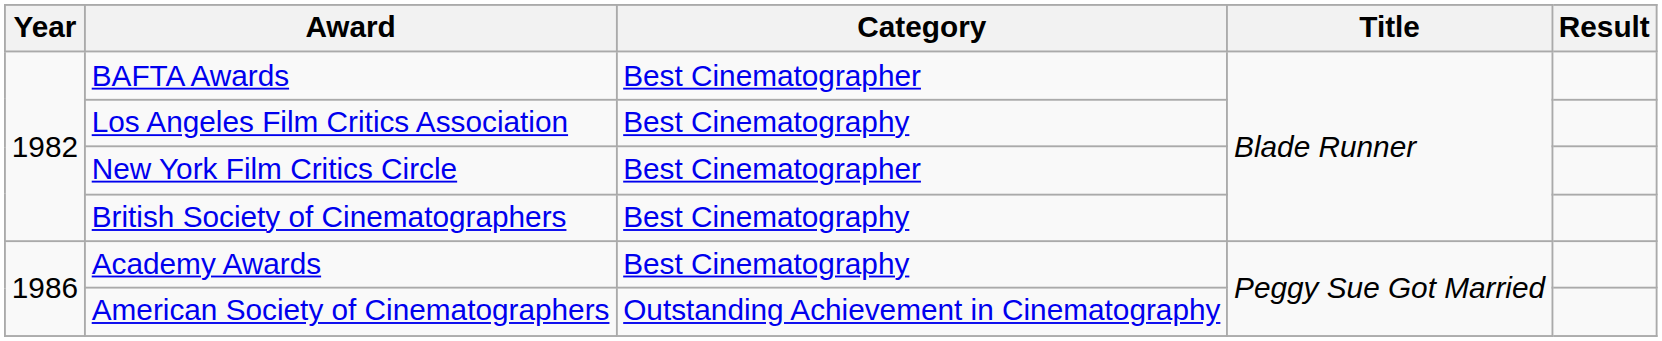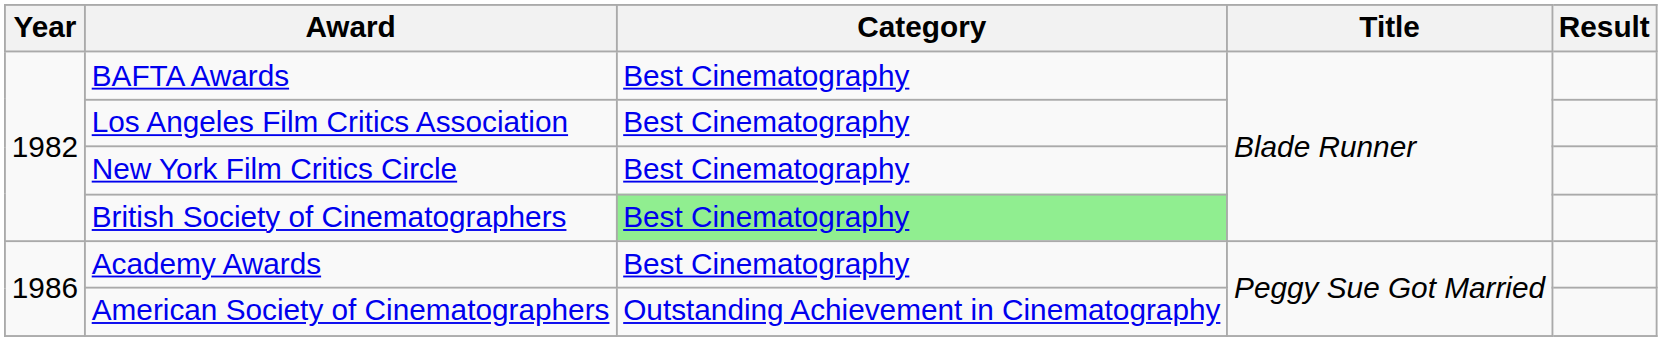(772, 75) Best Cinematographer -> (766, 75) Best Cinematography
(772, 169) Best Cinematographer -> (766, 169) Best Cinematography
(766, 216) no background -> (766, 216) lightgreen background
